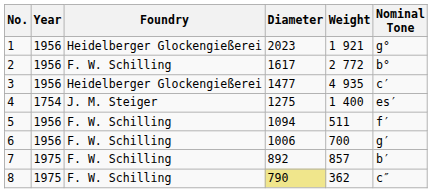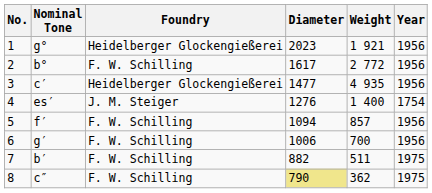columns swapped: (48, 21) <-> (400, 21)
(281, 103) 1275 -> (302, 103) 1276
(339, 122) 511 -> (360, 122) 857
(278, 159) 892 -> (299, 159) 882
(339, 159) 857 -> (360, 159) 511
